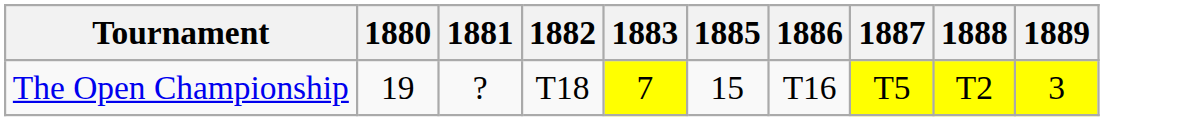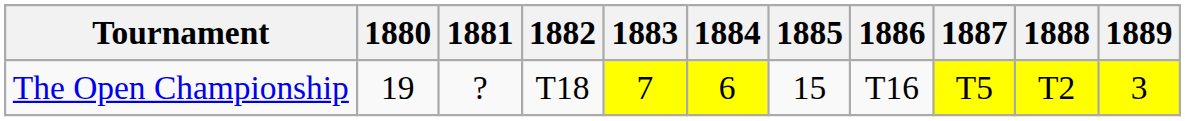+ column: (727, 32)
